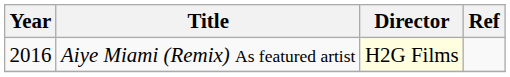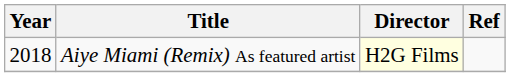(30, 54) 2016 -> (30, 54) 2018
